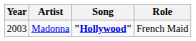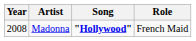(17, 28) 2003 -> (17, 28) 2008
